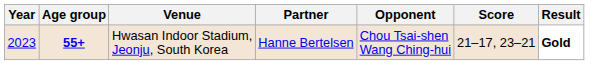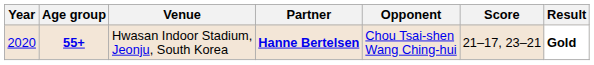(22, 42) 2023 -> (22, 42) 2020
(306, 42) normal -> (309, 42) bold
